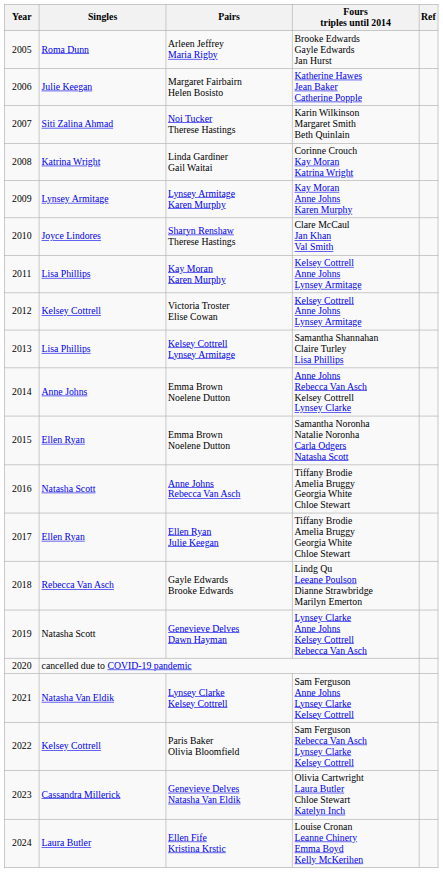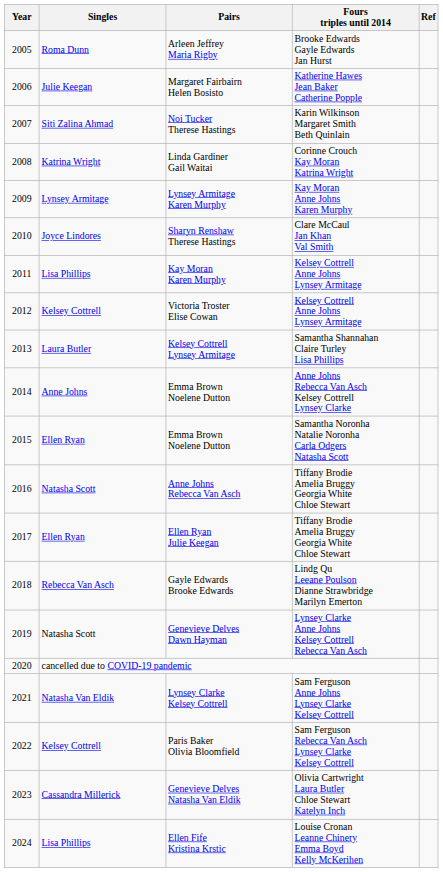(66, 349) Lisa Phillips -> (66, 349) Laura Butler
(66, 843) Laura Butler -> (66, 843) Lisa Phillips
